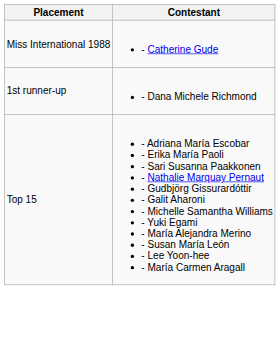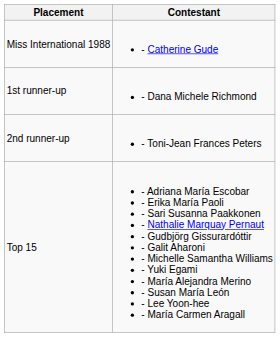+ row: (38, 138)
